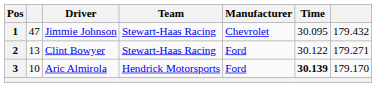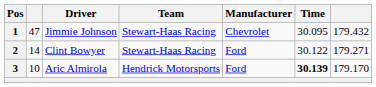(34, 50) 13 -> (34, 50) 14
